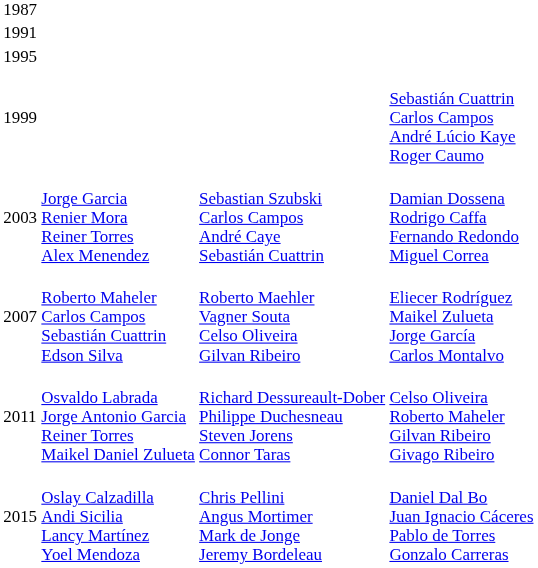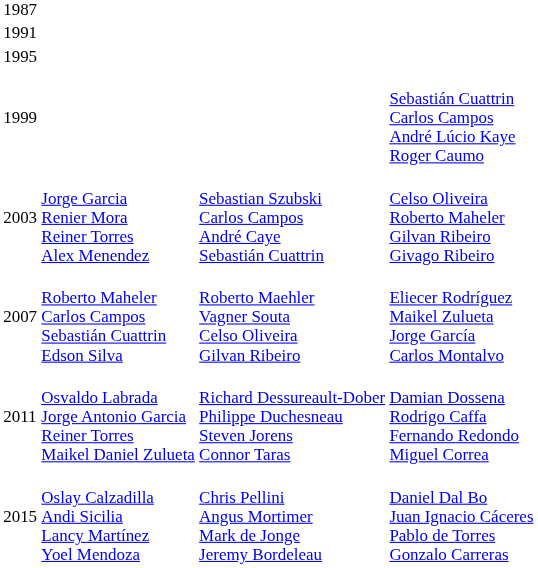(454, 226) Damian Dossena Rodrigo Caffa Fernando Redondo Miguel Correa -> (447, 226) Celso Oliveira Roberto Maheler Gilvan Ribeiro Givago Ribeiro
(447, 426) Celso Oliveira Roberto Maheler Gilvan Ribeiro Givago Ribeiro -> (454, 426) Damian Dossena Rodrigo Caffa Fernando Redondo Miguel Correa
